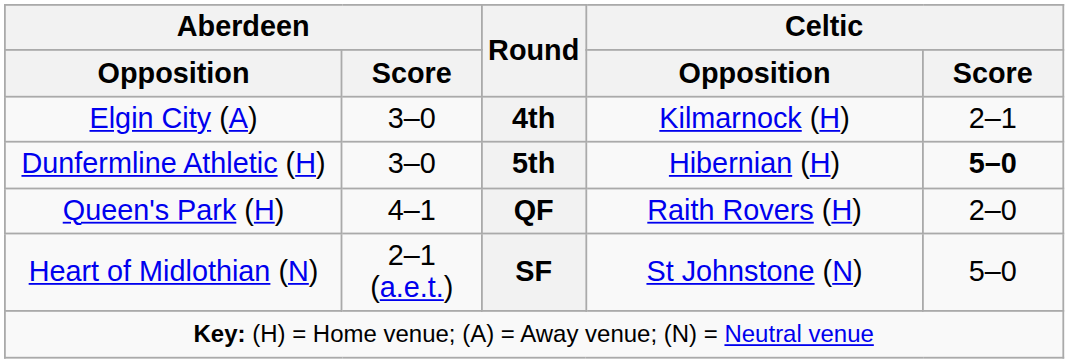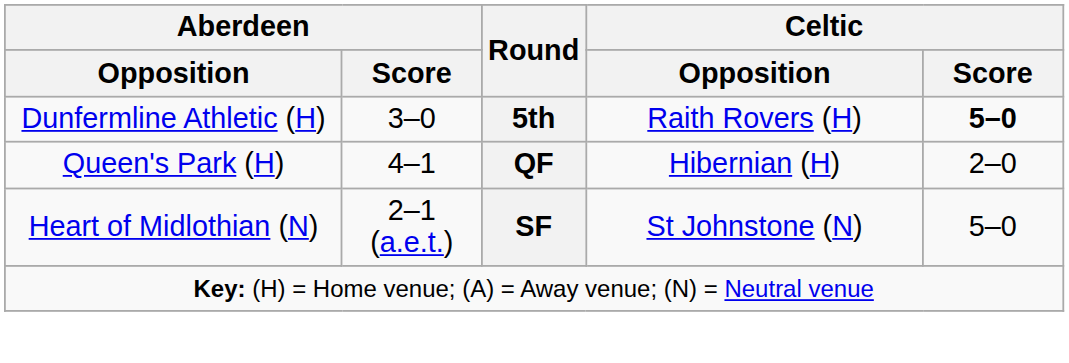- row: (174, 118)
(755, 164) Hibernian (H) -> (755, 118) Raith Rovers (H)
(755, 210) Raith Rovers (H) -> (755, 164) Hibernian (H)
